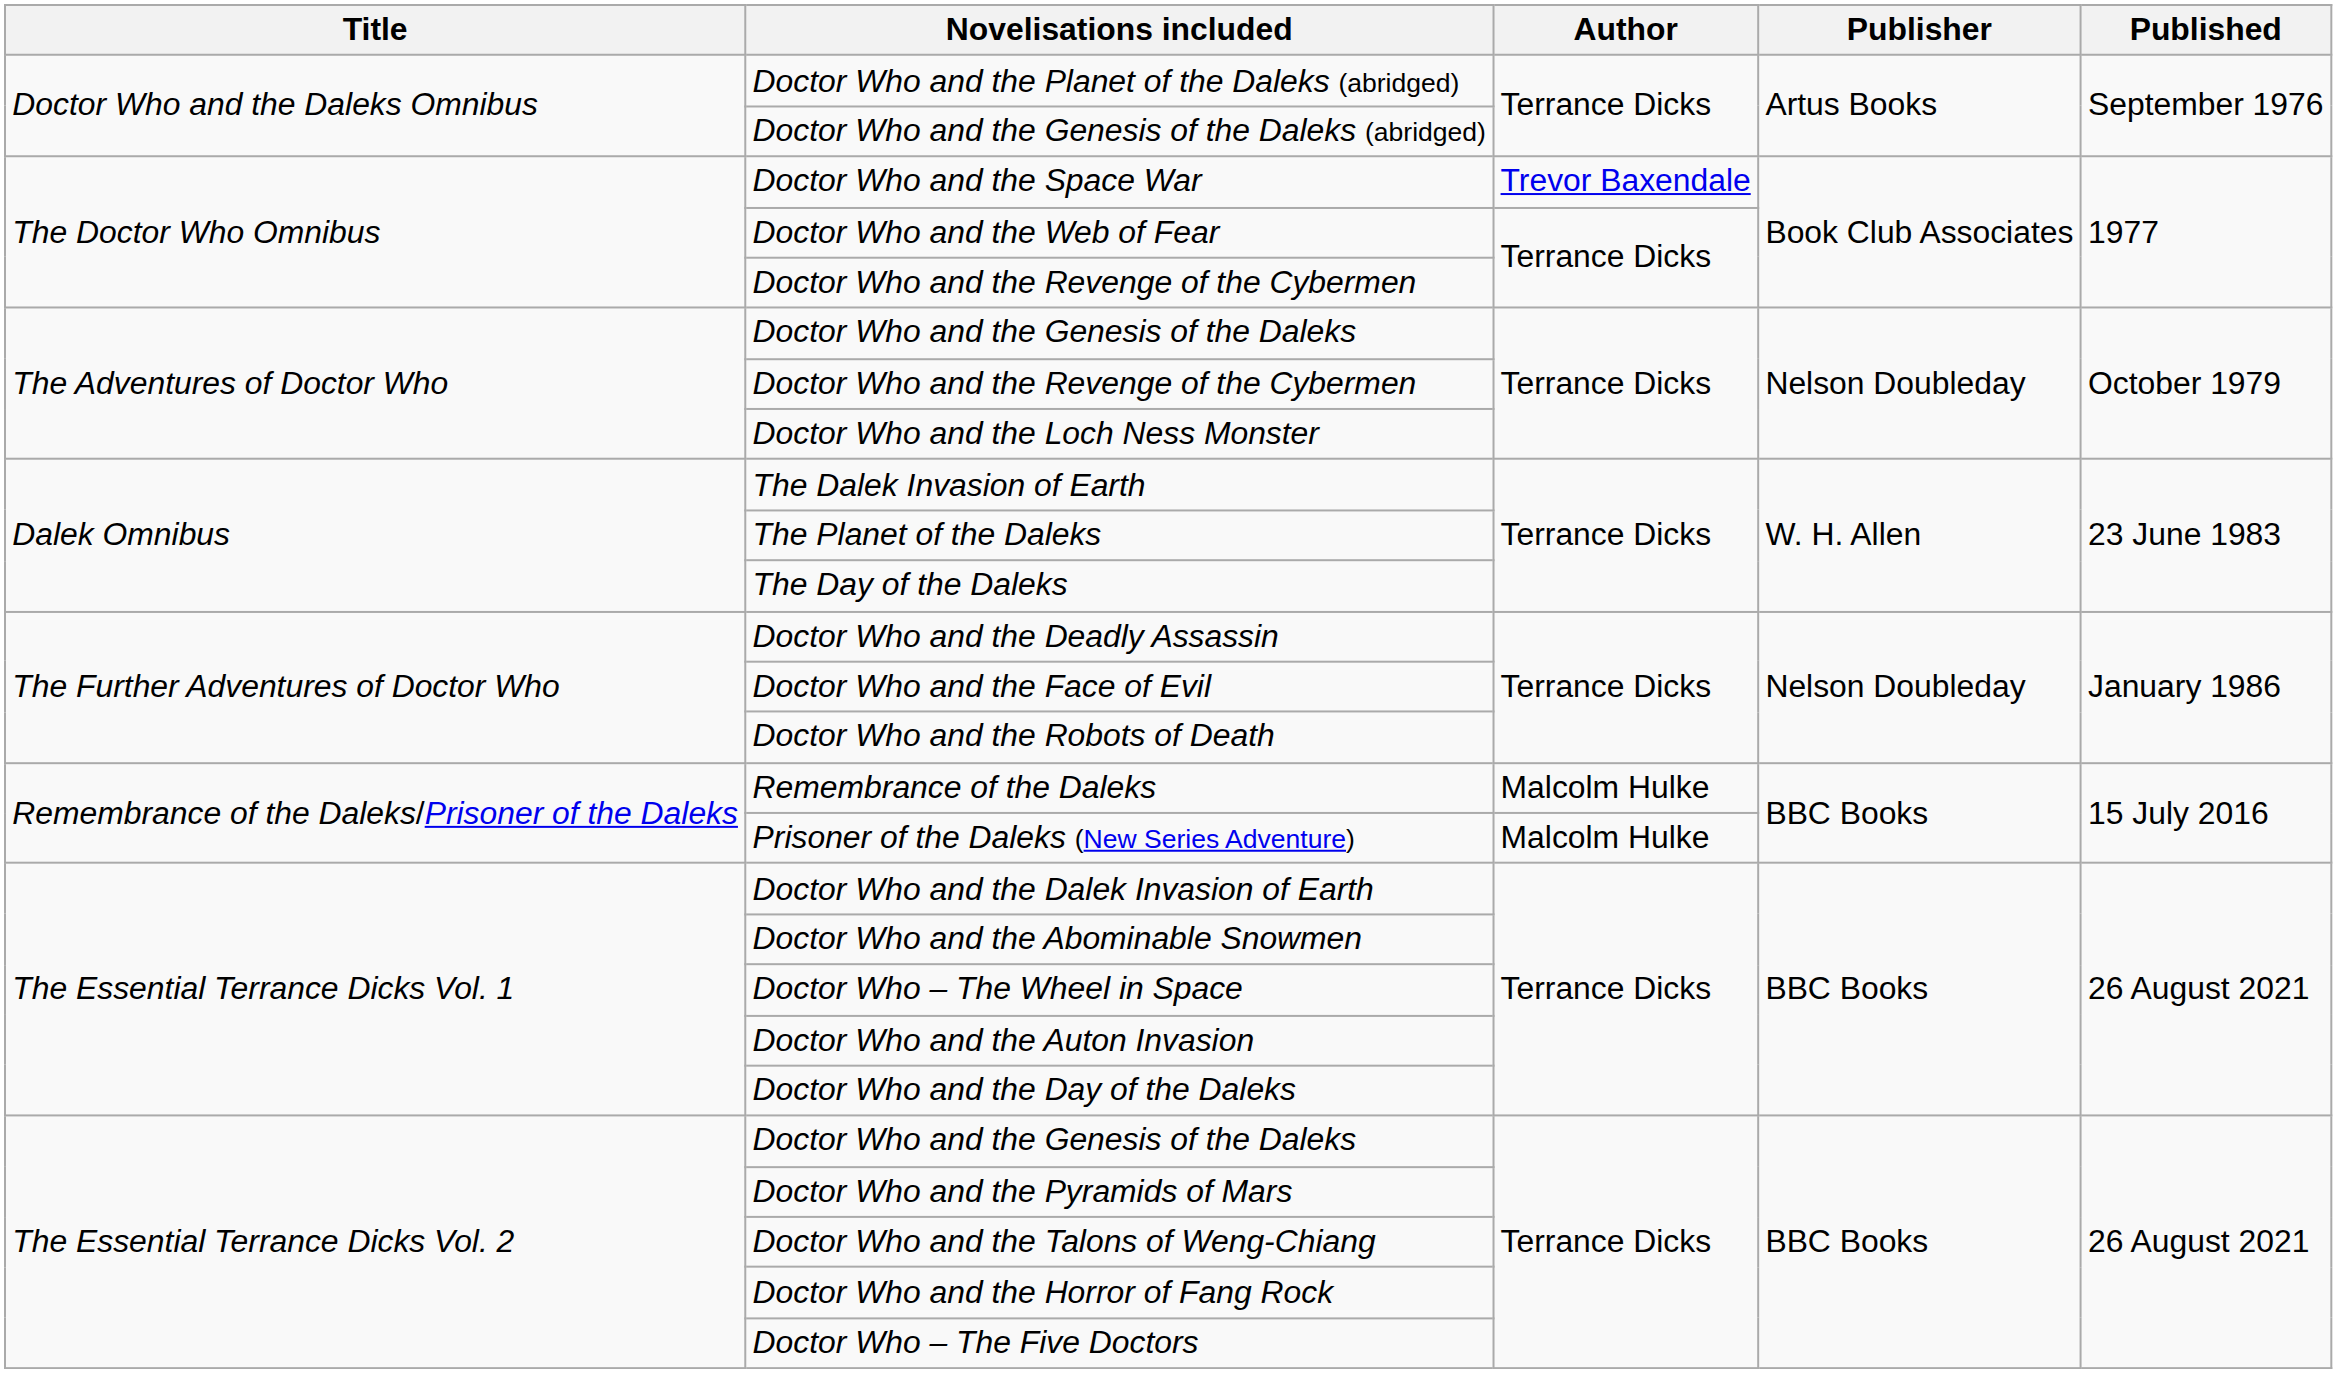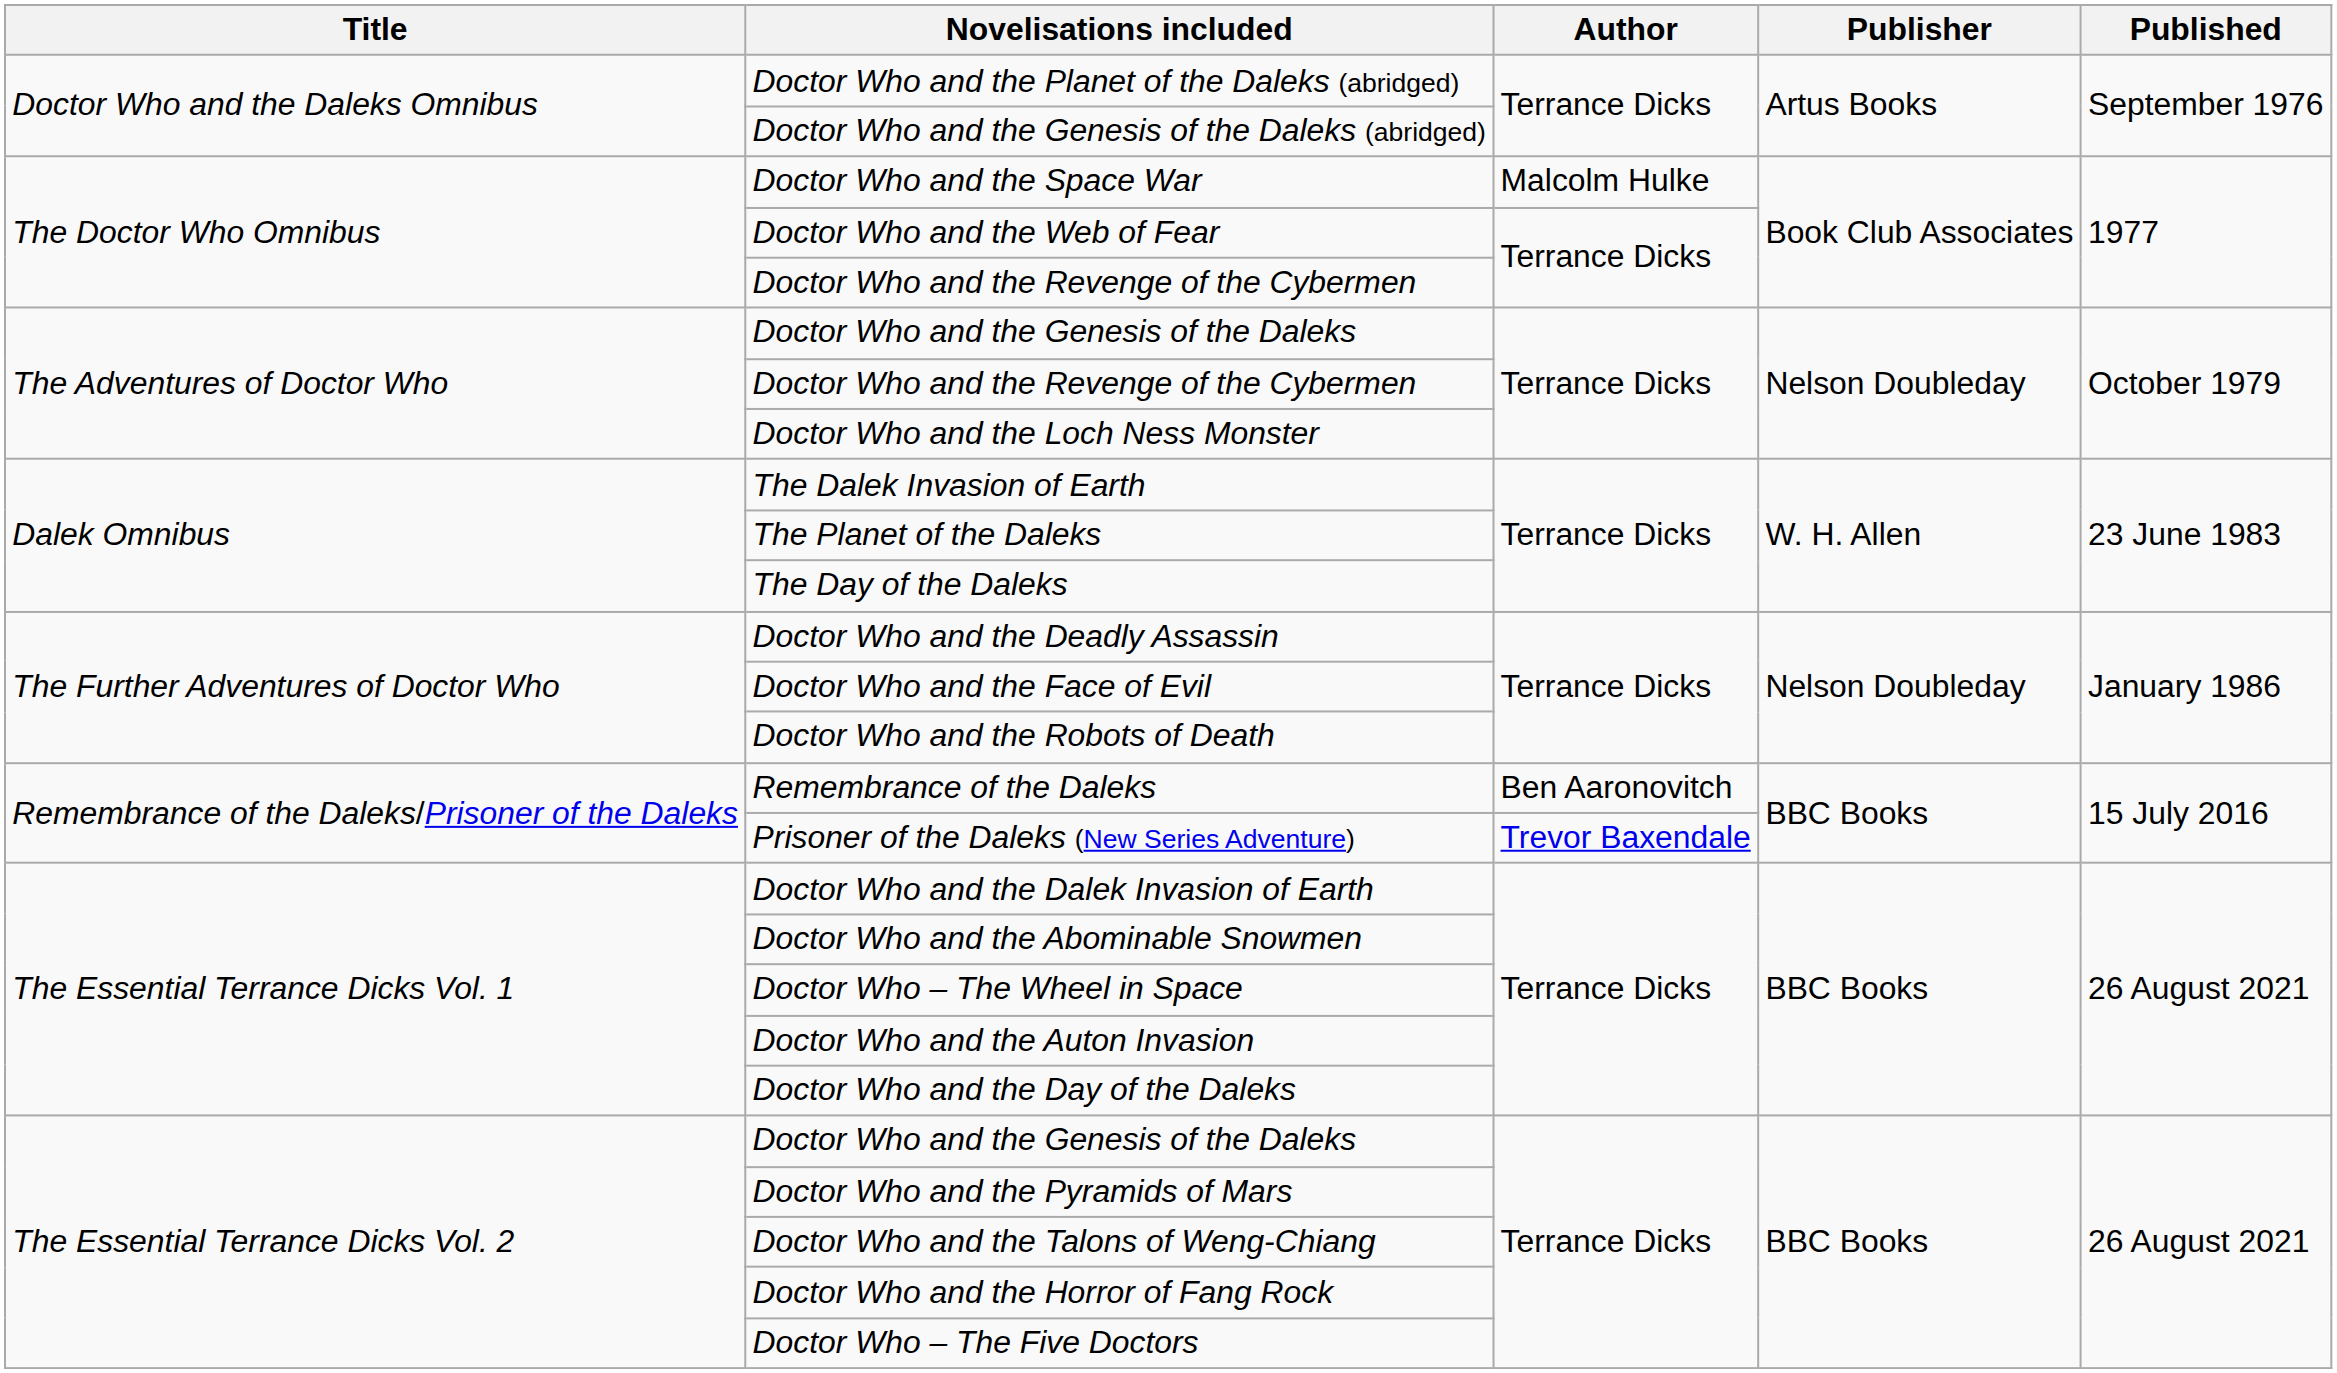(1626, 181) Trevor Baxendale -> (1605, 181) Malcolm Hulke
(1605, 787) Malcolm Hulke -> (1617, 787) Ben Aaronovitch
(1605, 837) Malcolm Hulke -> (1626, 837) Trevor Baxendale
